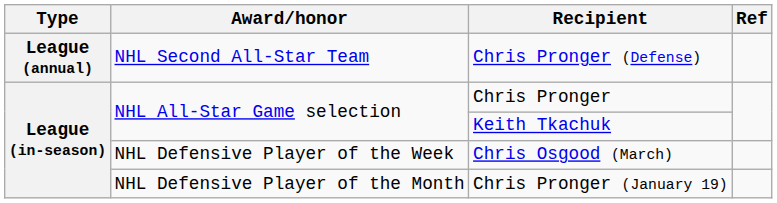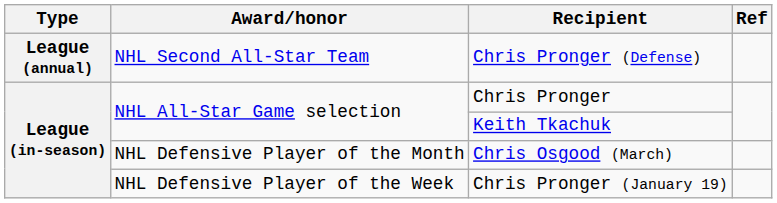(284, 155) NHL Defensive Player of the Week -> (290, 155) NHL Defensive Player of the Month
(290, 184) NHL Defensive Player of the Month -> (284, 184) NHL Defensive Player of the Week
